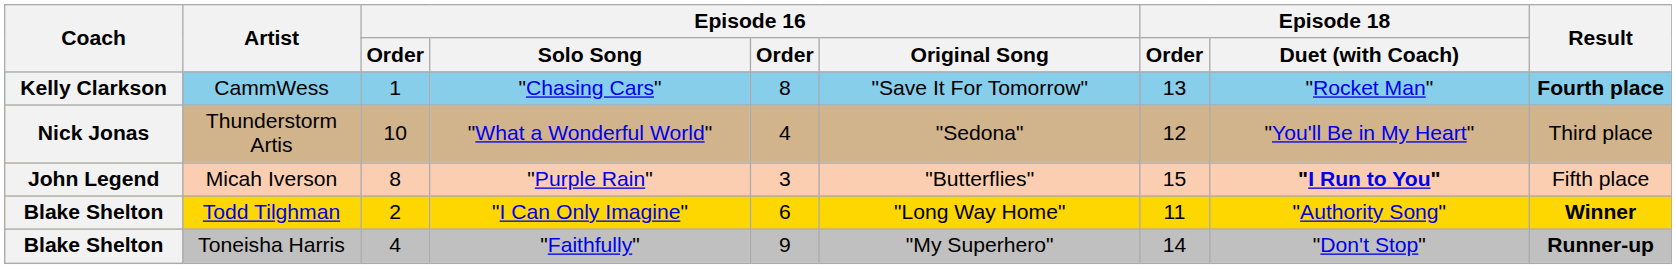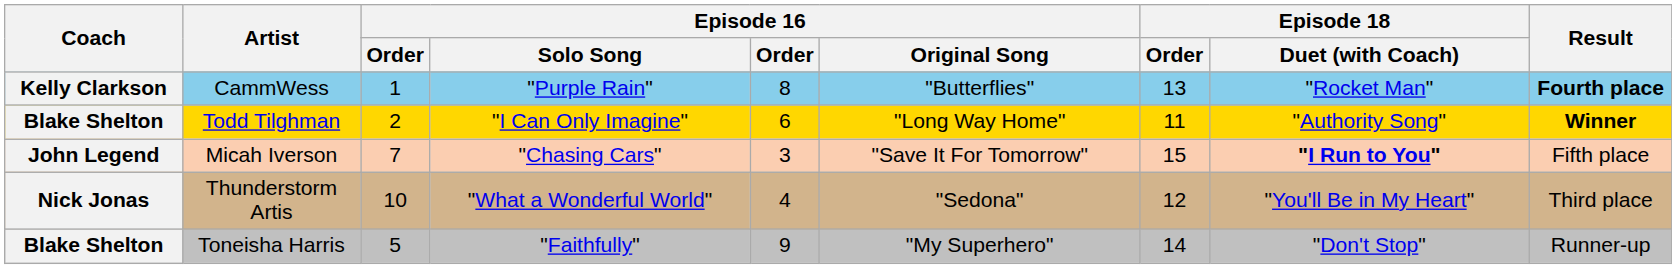(590, 88) "Chasing Cars" -> (590, 88) "Purple Rain"
(980, 88) "Save It For Tomorrow" -> (980, 88) "Butterflies"
rows swapped: (271, 212) <-> (271, 133)
(395, 178) 8 -> (395, 155) 7
(590, 178) "Purple Rain" -> (590, 155) "Chasing Cars"
(980, 178) "Butterflies" -> (980, 155) "Save It For Tomorrow"
(395, 245) 4 -> (395, 245) 5
(1601, 245) bold -> (1601, 245) normal
